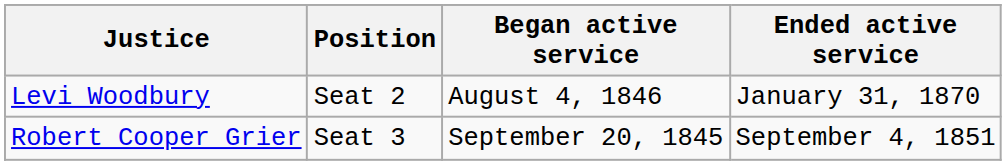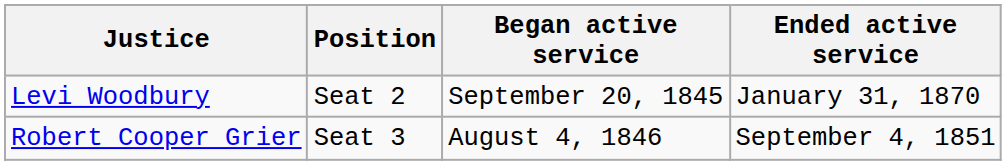(555, 97) August 4, 1846 -> (586, 97) September 20, 1845
(586, 138) September 20, 1845 -> (555, 138) August 4, 1846
